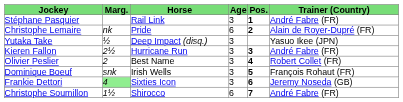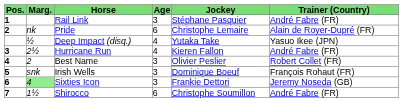columns swapped: (259, 9) <-> (53, 9)
(232, 41) 3 -> (155, 41) 4
(232, 51) 3 -> (155, 51) 4
